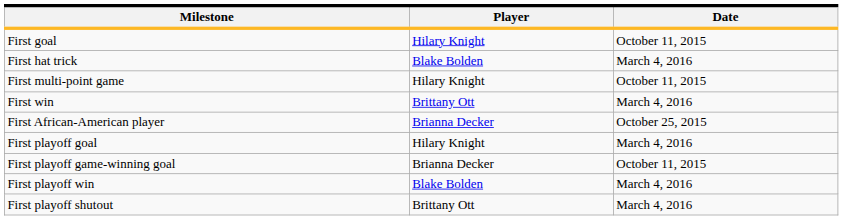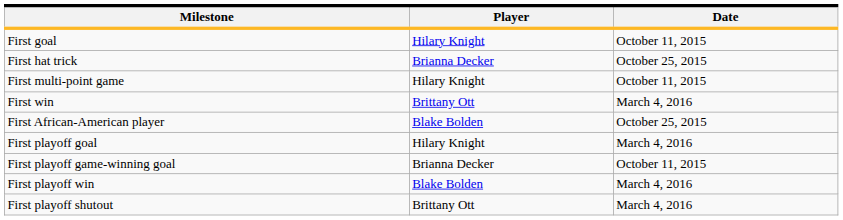(448, 60) Blake Bolden -> (453, 60) Brianna Decker
(654, 60) March 4, 2016 -> (661, 60) October 25, 2015
(453, 122) Brianna Decker -> (448, 122) Blake Bolden
